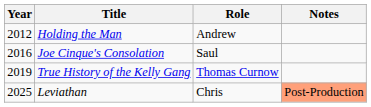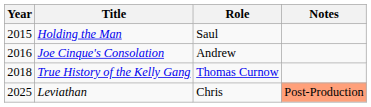(20, 33) 2012 -> (20, 33) 2015
(216, 33) Andrew -> (207, 33) Saul
(207, 53) Saul -> (216, 53) Andrew
(20, 72) 2019 -> (20, 72) 2018
